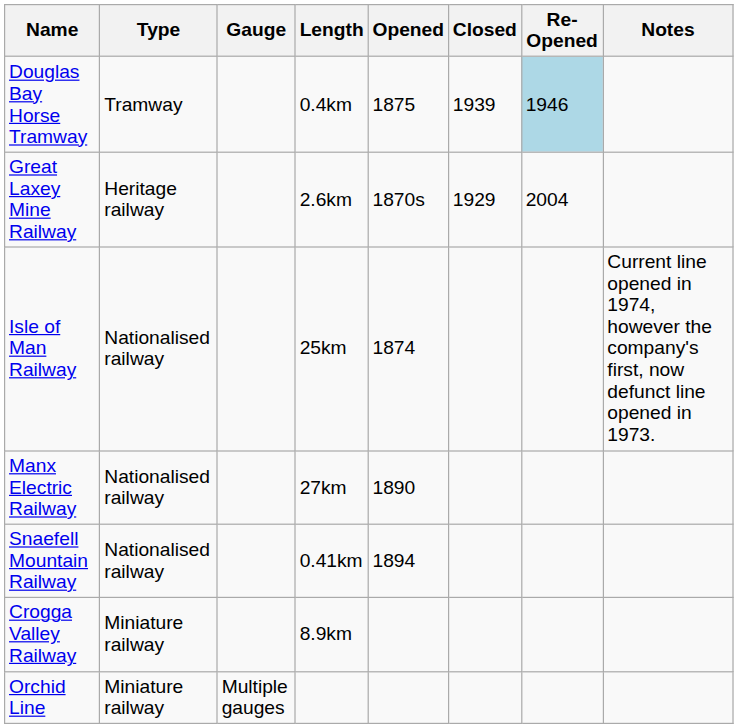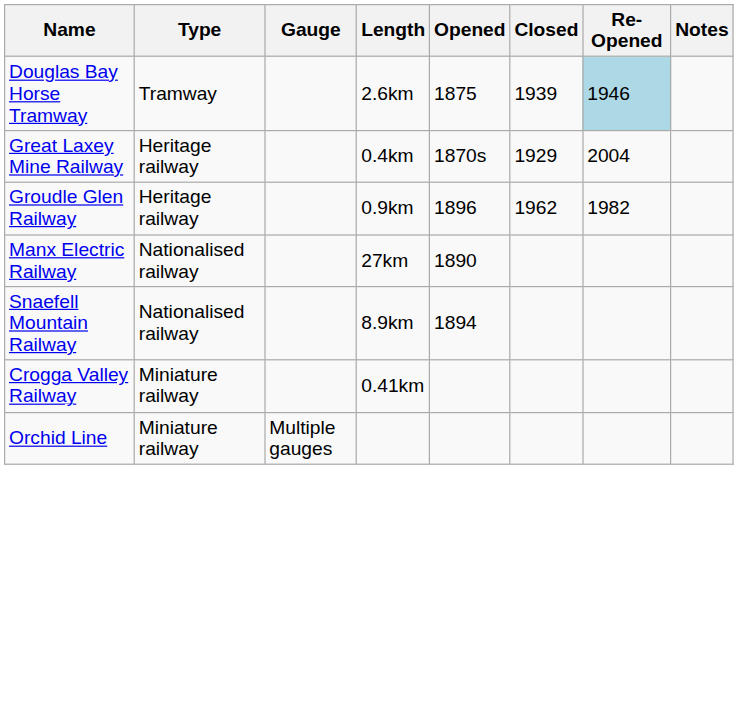(326, 104) 0.4km -> (387, 93) 2.6km
(326, 199) 2.6km -> (387, 156) 0.4km
+ row: (66, 208)
- row: (43, 348)
(331, 560) 0.41km -> (387, 323) 8.9km
(326, 634) 8.9km -> (393, 386) 0.41km
